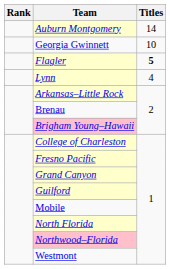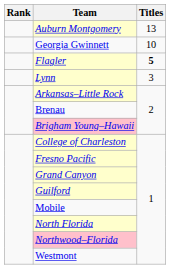(151, 28) 14 -> (151, 28) 13
(151, 77) 4 -> (151, 77) 3
